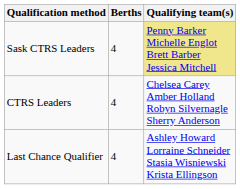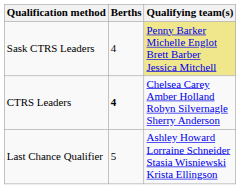(113, 102) normal -> (113, 102) bold
(113, 156) 4 -> (113, 156) 5
